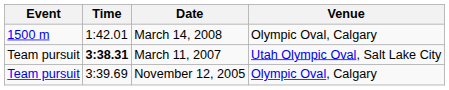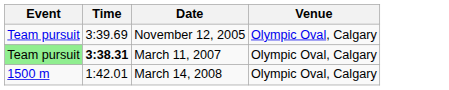rows swapped: (190, 74) <-> (178, 34)
(43, 54) no background -> (43, 54) lightgreen background
(346, 54) Utah Olympic Oval, Salt Lake City -> (314, 54) Olympic Oval, Calgary
